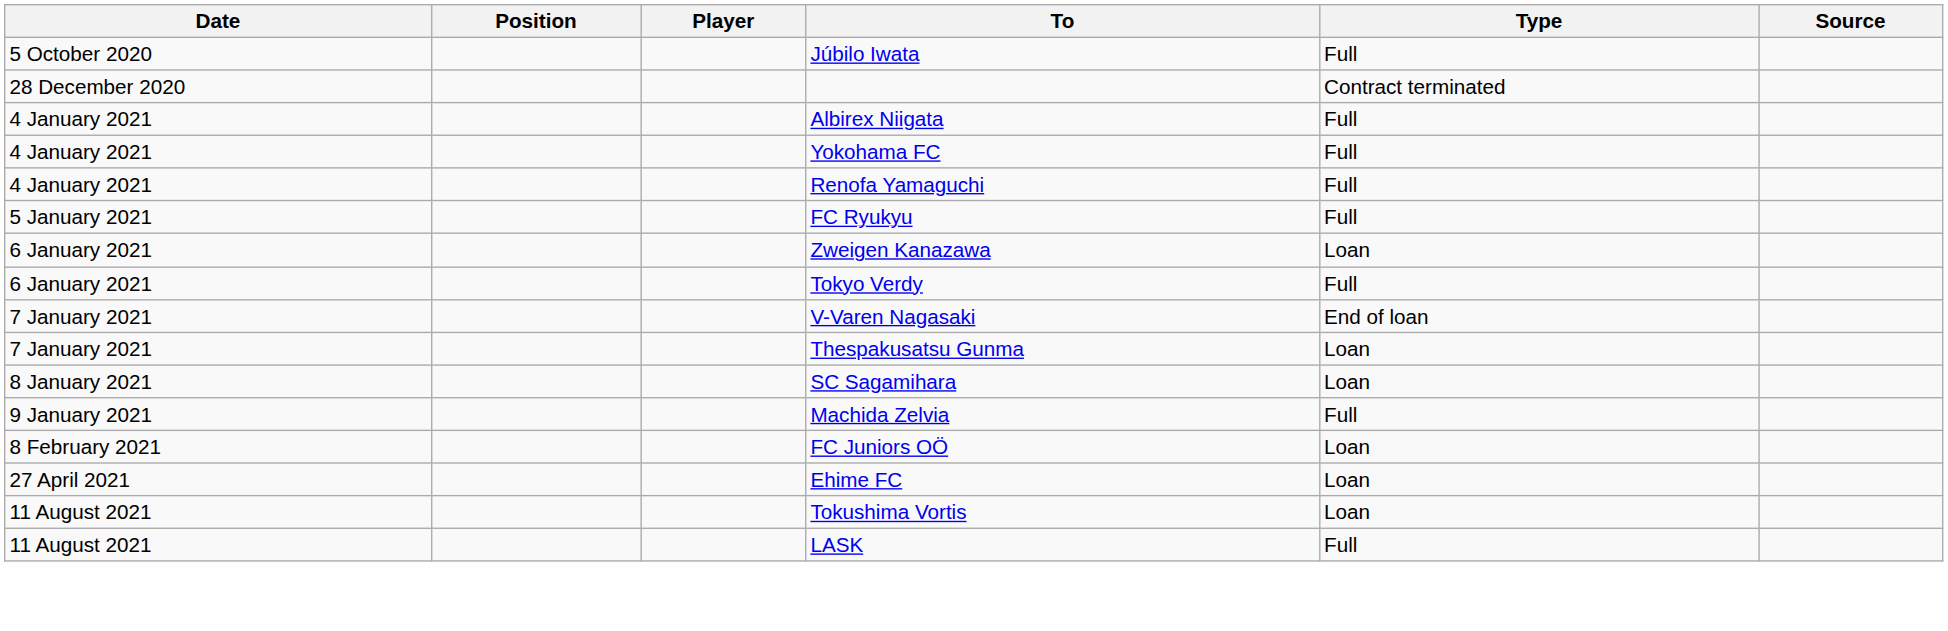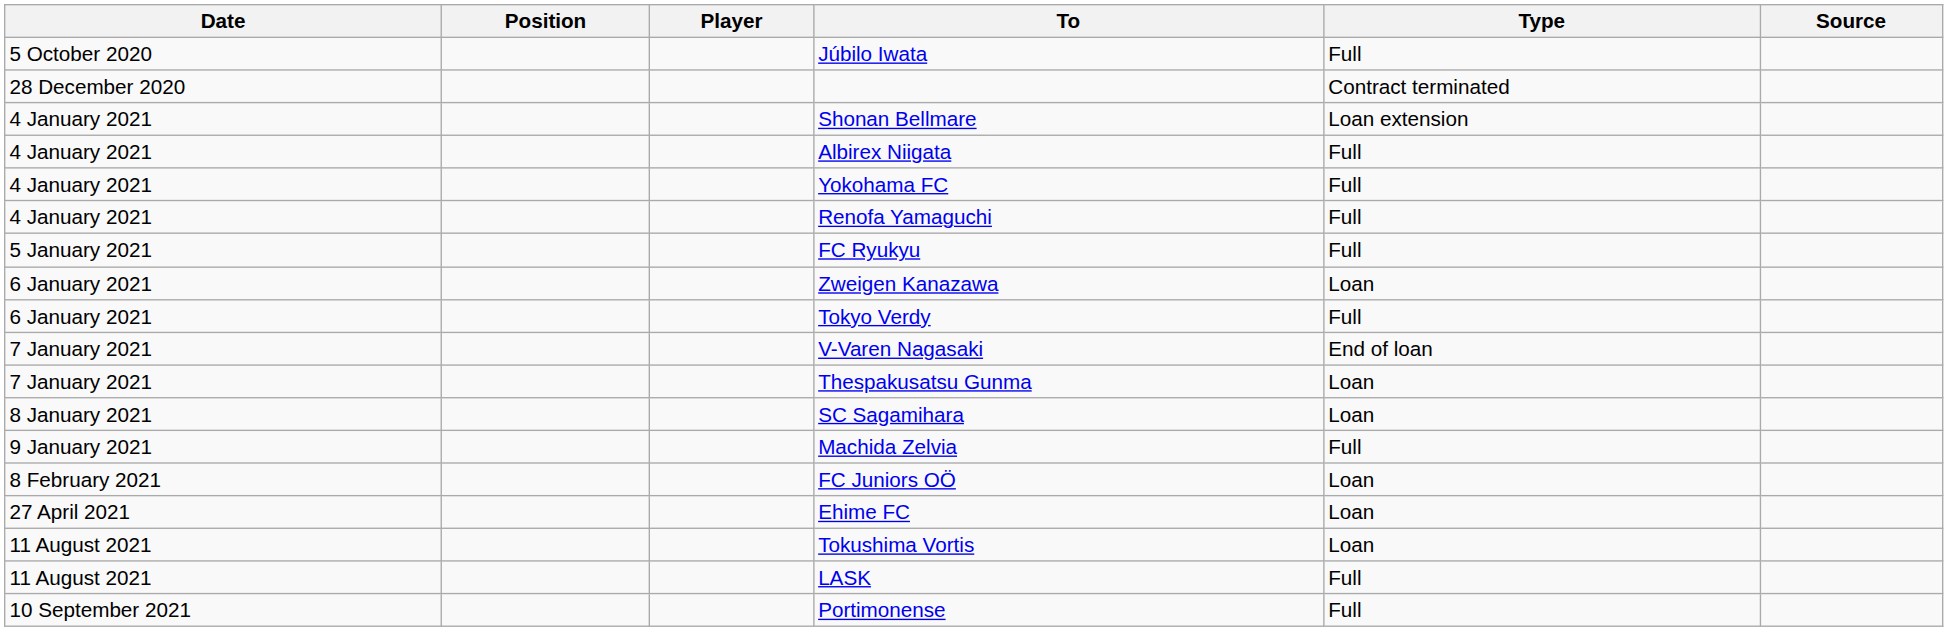+ row: (897, 119)
+ row: (882, 610)
